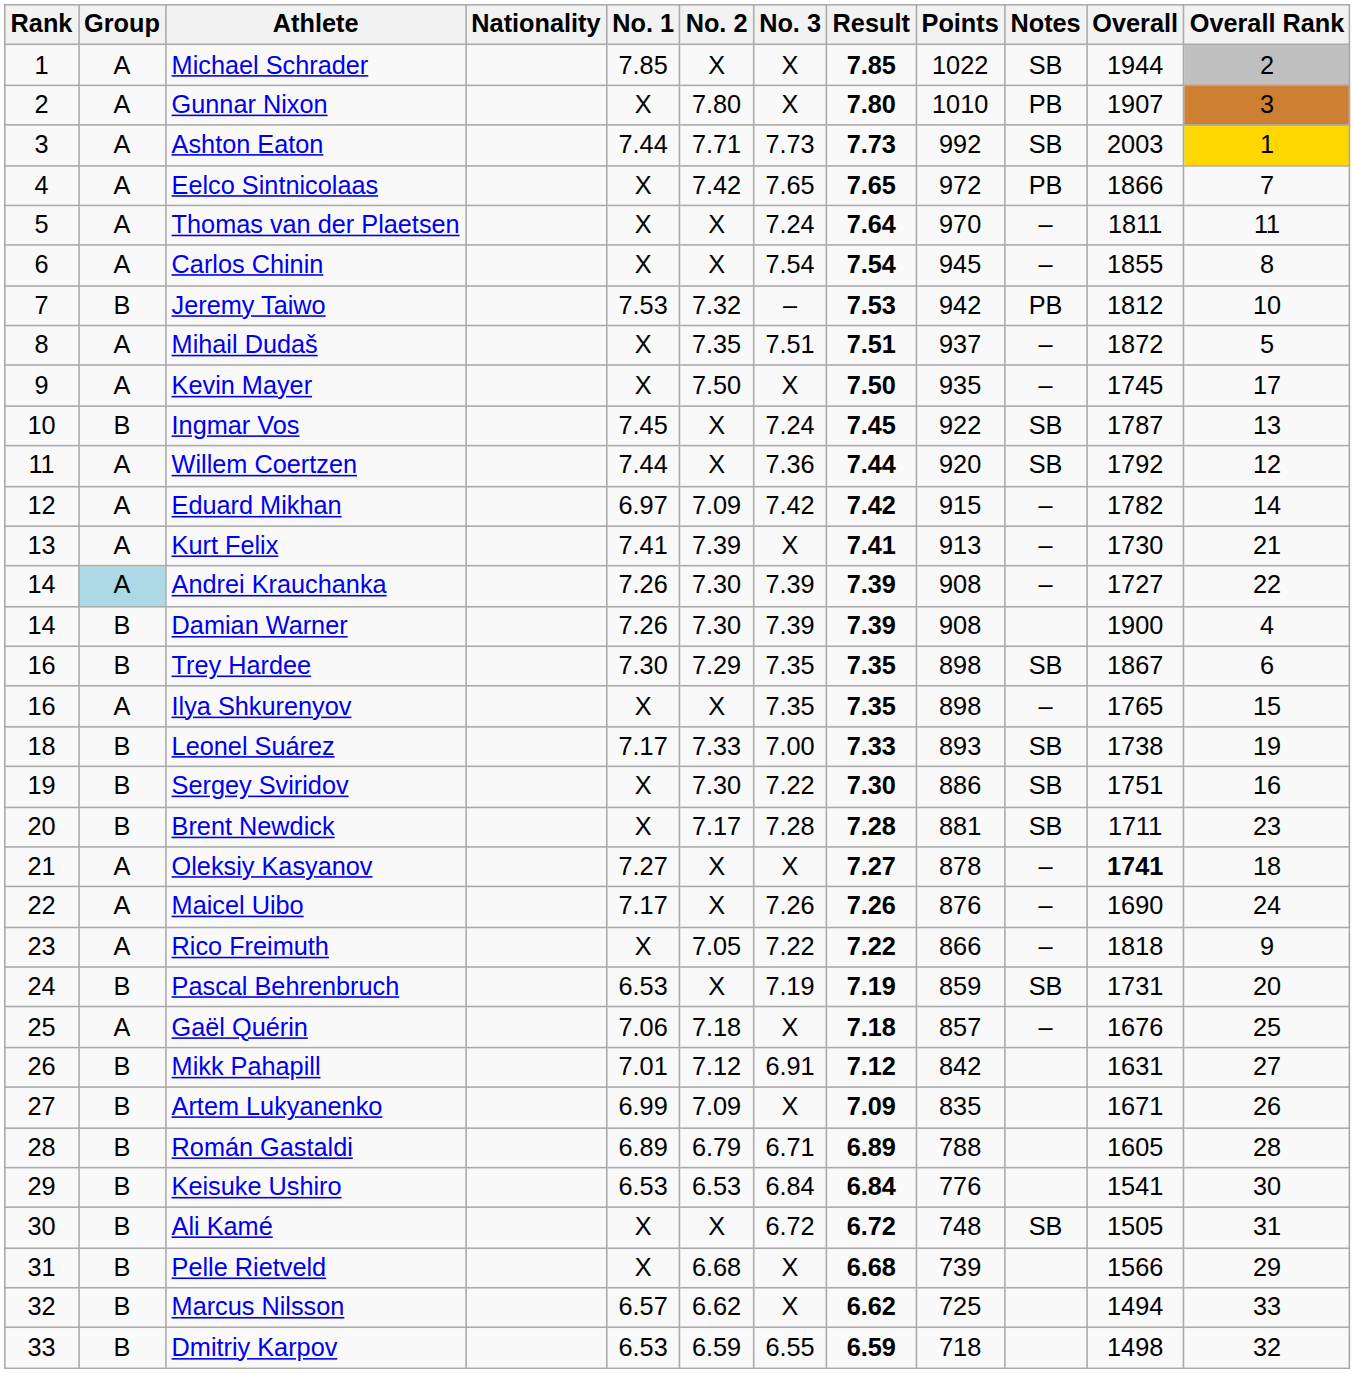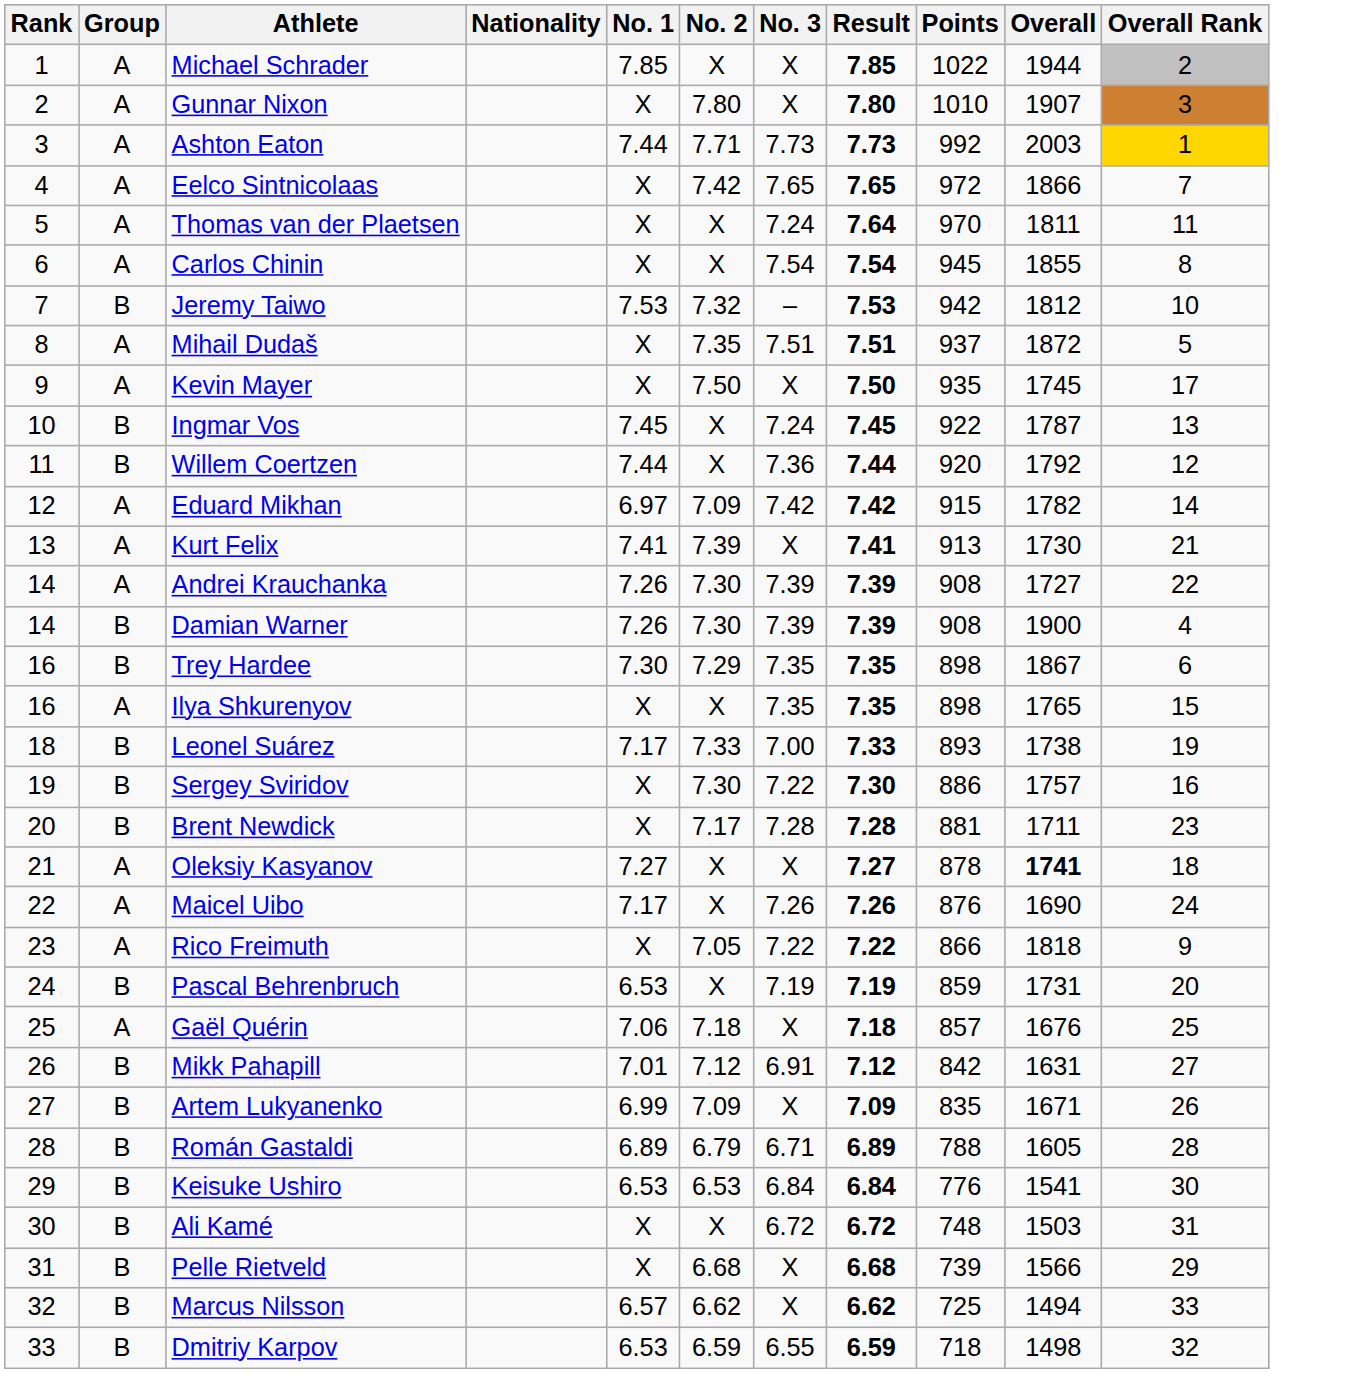- column: (1046, 24)
(122, 465) A -> (122, 465) B
(122, 585) lightblue background -> (122, 585) no background
(1135, 786) 1751 -> (1053, 786) 1757
(1135, 1227) 1505 -> (1053, 1227) 1503
